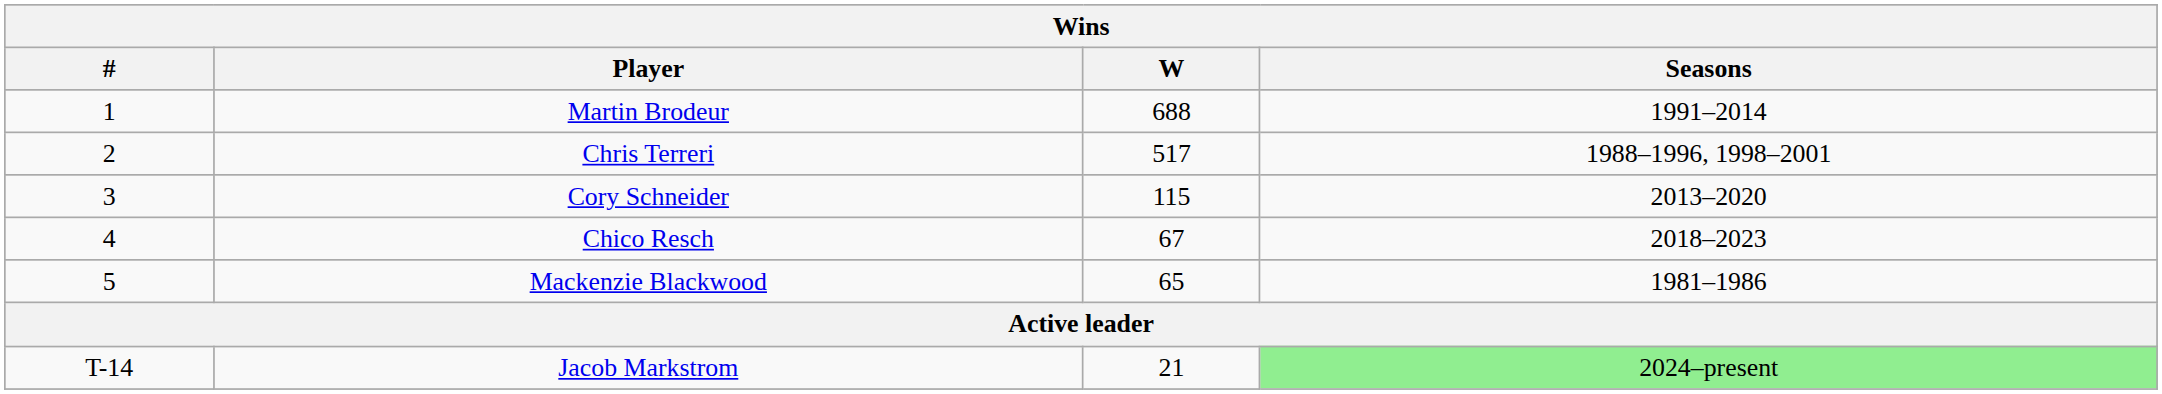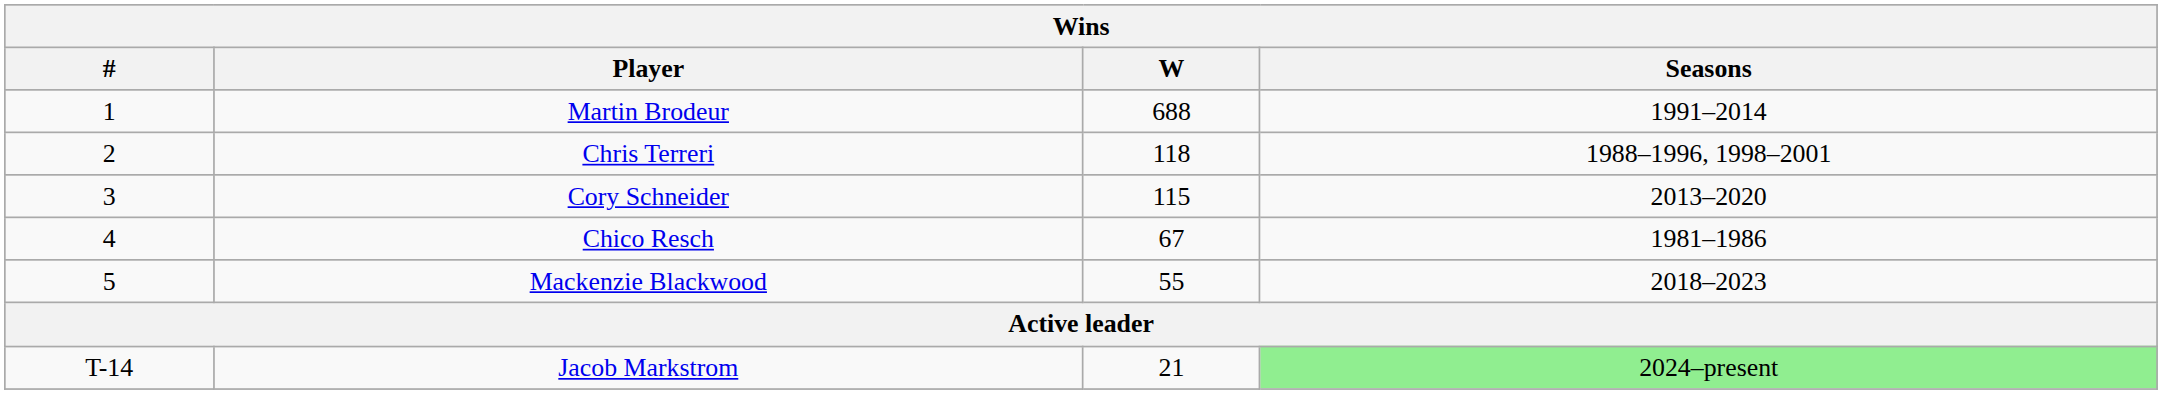(1172, 153) 517 -> (1172, 153) 118
(1709, 239) 2018–2023 -> (1709, 239) 1981–1986
(1172, 281) 65 -> (1172, 281) 55
(1709, 281) 1981–1986 -> (1709, 281) 2018–2023
